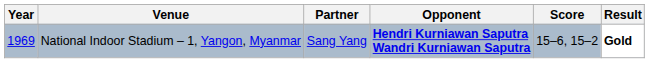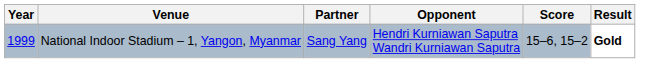(21, 41) 1969 -> (21, 41) 1999
(452, 41) bold -> (446, 41) normal
